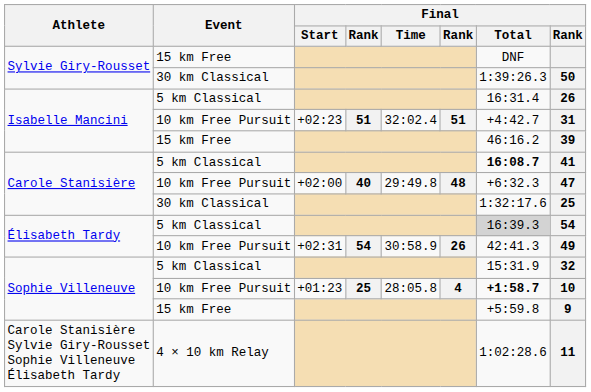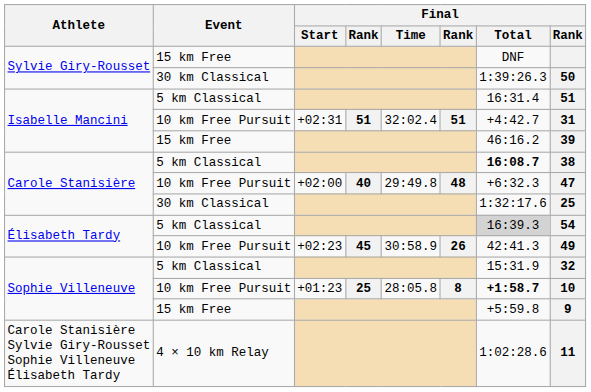(568, 99) 26 -> (568, 99) 51
(320, 120) +02:23 -> (320, 120) +02:31
(568, 162) 41 -> (568, 162) 38
(320, 246) +02:31 -> (320, 246) +02:23
(363, 246) 54 -> (363, 246) 45
(458, 288) 4 -> (458, 288) 8
